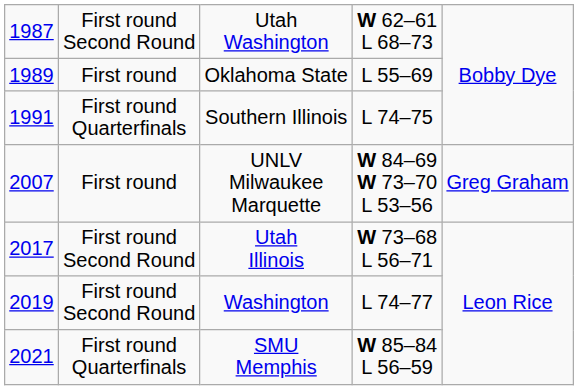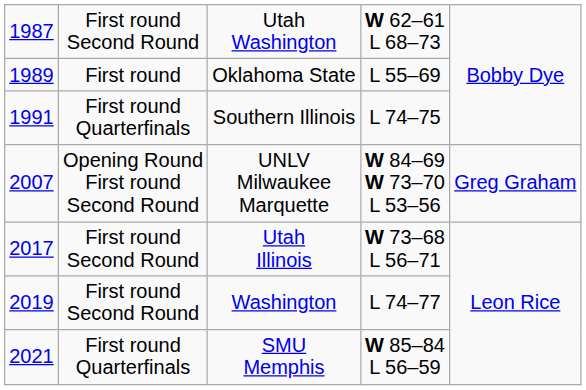(129, 183) First round -> (133, 183) Opening Round First round Second Round
